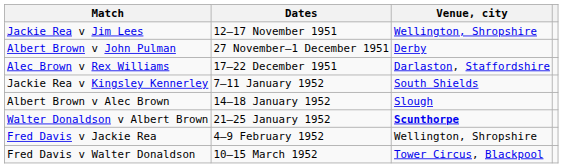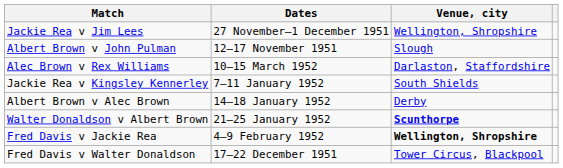(275, 31) 12–17 November 1951 -> (301, 31) 27 November–1 December 1951
(301, 48) 27 November–1 December 1951 -> (275, 48) 12–17 November 1951
(410, 48) Derby -> (414, 48) Slough
(275, 66) 17–22 December 1951 -> (265, 66) 10–15 March 1952
(414, 101) Slough -> (410, 101) Derby
(466, 136) normal -> (466, 136) bold
(265, 154) 10–15 March 1952 -> (275, 154) 17–22 December 1951
